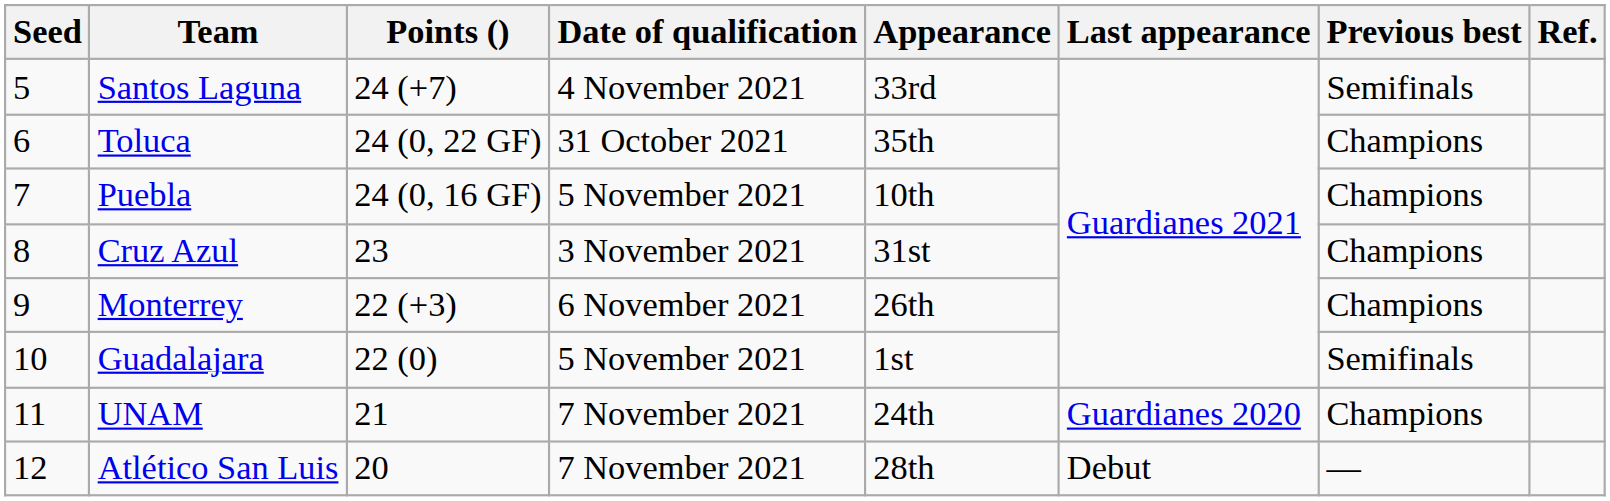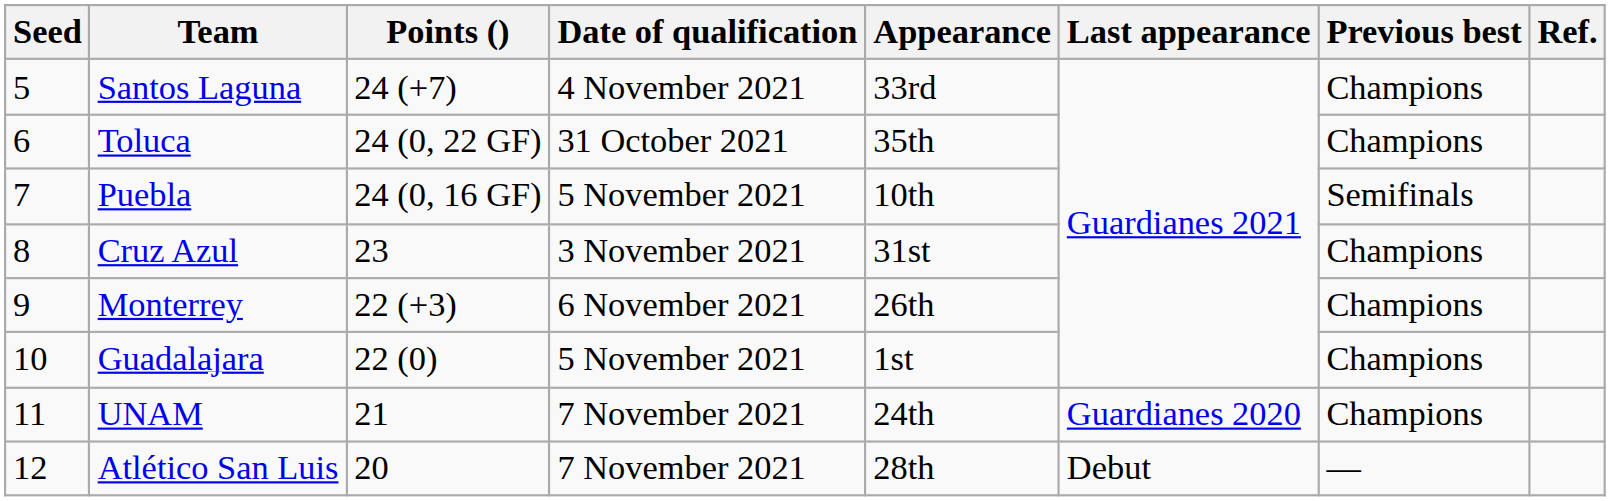(1400, 86) Semifinals -> (1405, 86) Champions
(1405, 195) Champions -> (1400, 195) Semifinals
(1400, 359) Semifinals -> (1405, 359) Champions
